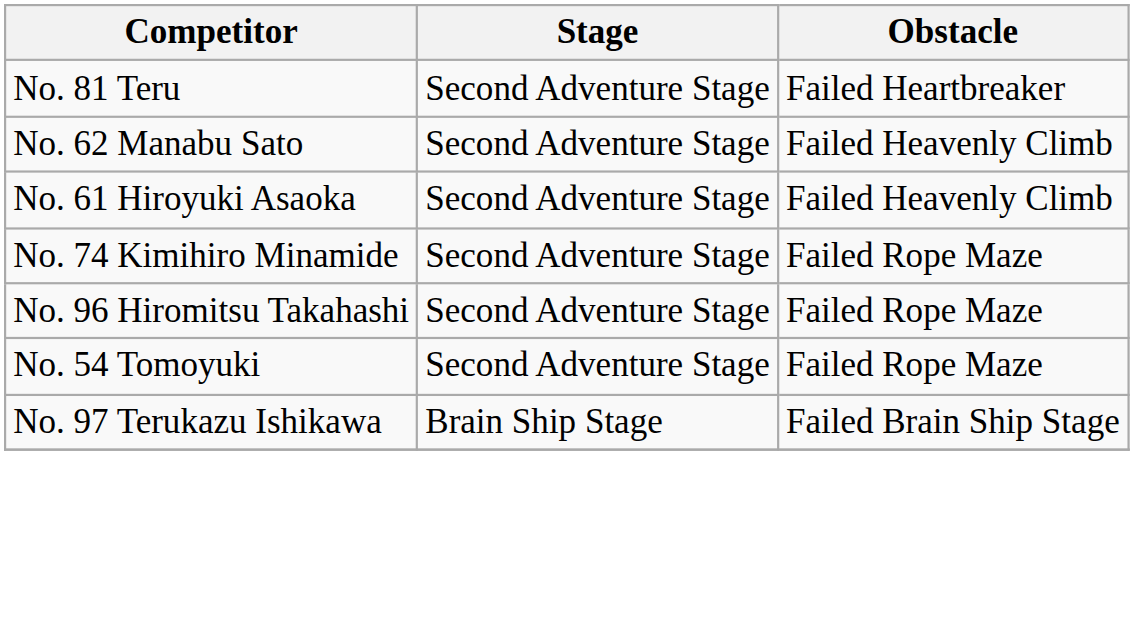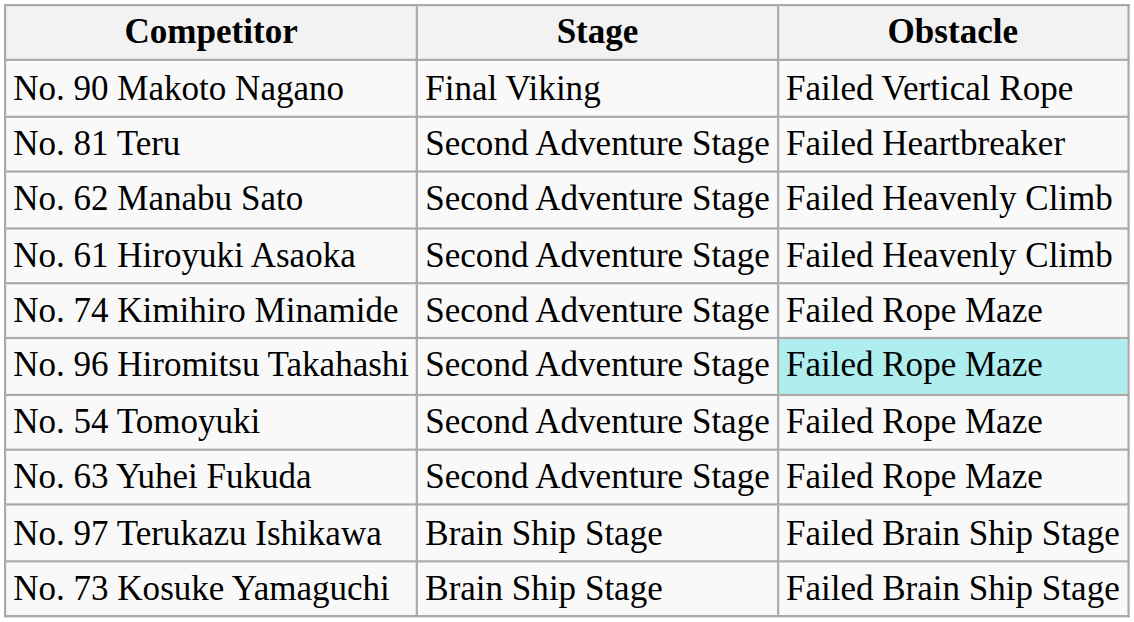+ row: (179, 87)
(914, 310) no background -> (914, 365) paleturquoise background
+ row: (162, 476)
+ row: (202, 587)
